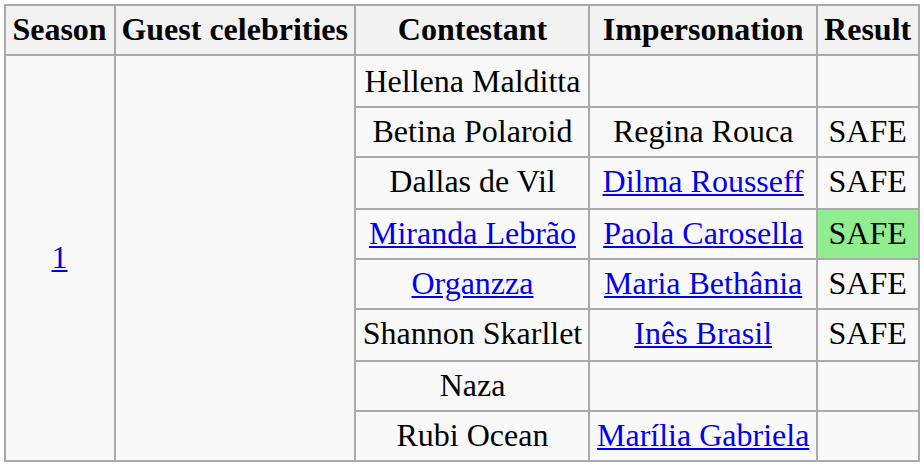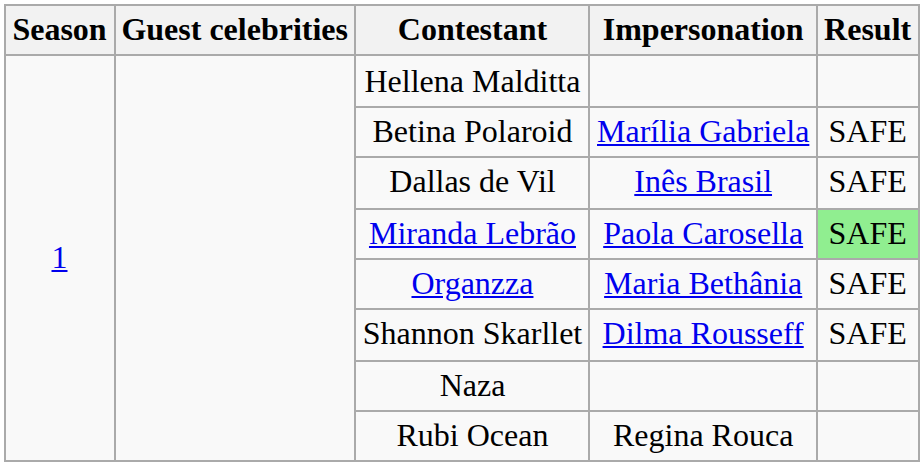(703, 131) Regina Rouca -> (703, 131) Marília Gabriela
(703, 182) Dilma Rousseff -> (703, 182) Inês Brasil
(703, 334) Inês Brasil -> (703, 334) Dilma Rousseff
(703, 435) Marília Gabriela -> (703, 435) Regina Rouca
